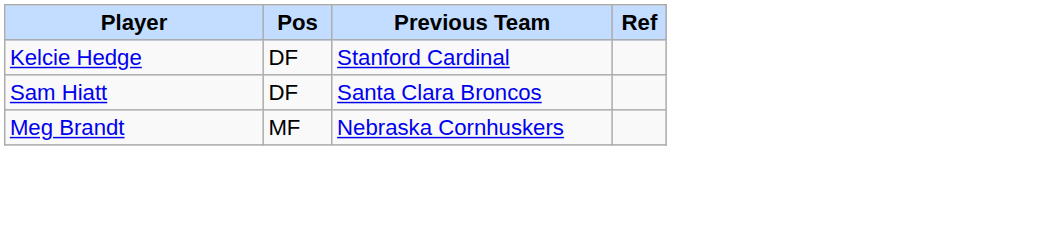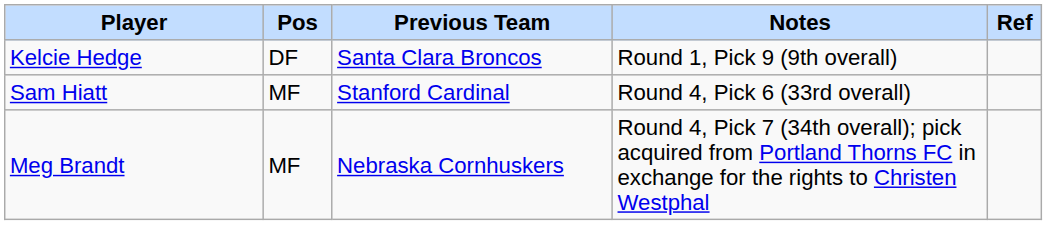+ column: (800, 22)
(423, 58) Stanford Cardinal -> (439, 58) Santa Clara Broncos
(283, 93) DF -> (284, 93) MF
(439, 93) Santa Clara Broncos -> (423, 93) Stanford Cardinal
